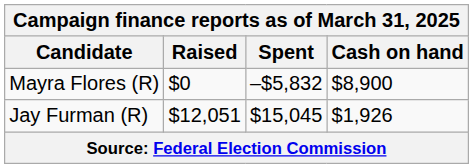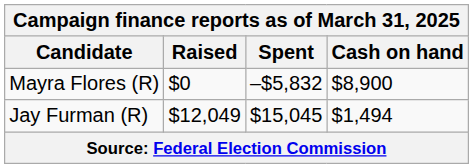(205, 115) $12,051 -> (205, 115) $12,049
(362, 115) $1,926 -> (362, 115) $1,494
